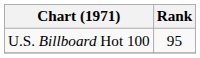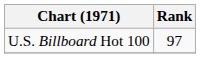(174, 40) 95 -> (174, 40) 97
